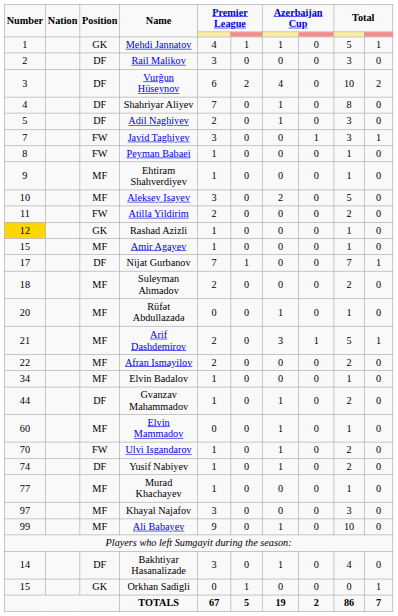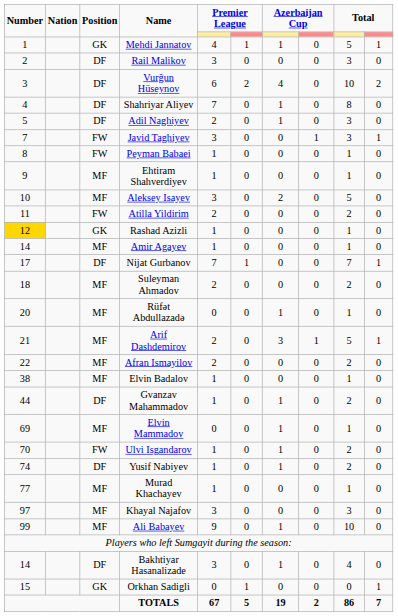(25, 246) 15 -> (25, 246) 14
(25, 378) 34 -> (25, 378) 38
(25, 428) 60 -> (25, 428) 69
